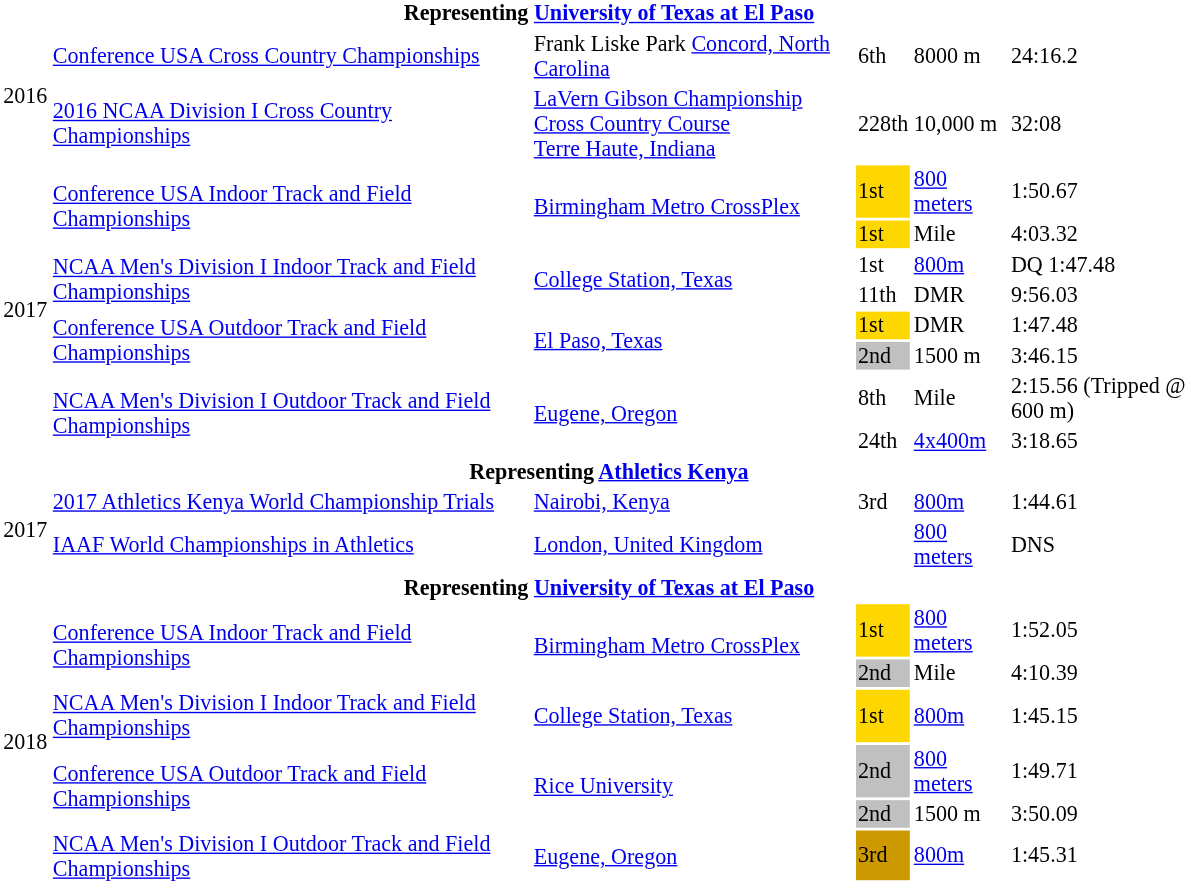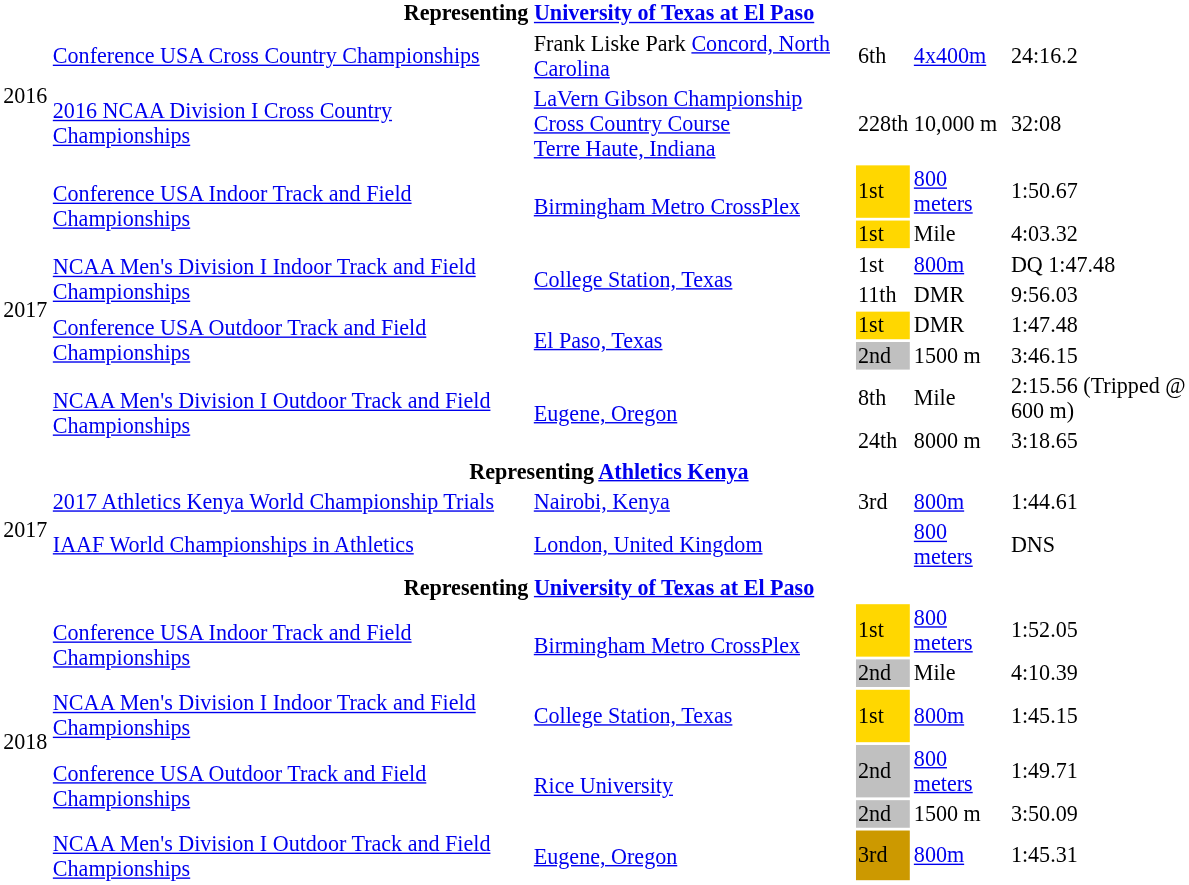(947, 56) 8000 m -> (950, 56) 4x400m
(950, 441) 4x400m -> (947, 441) 8000 m
